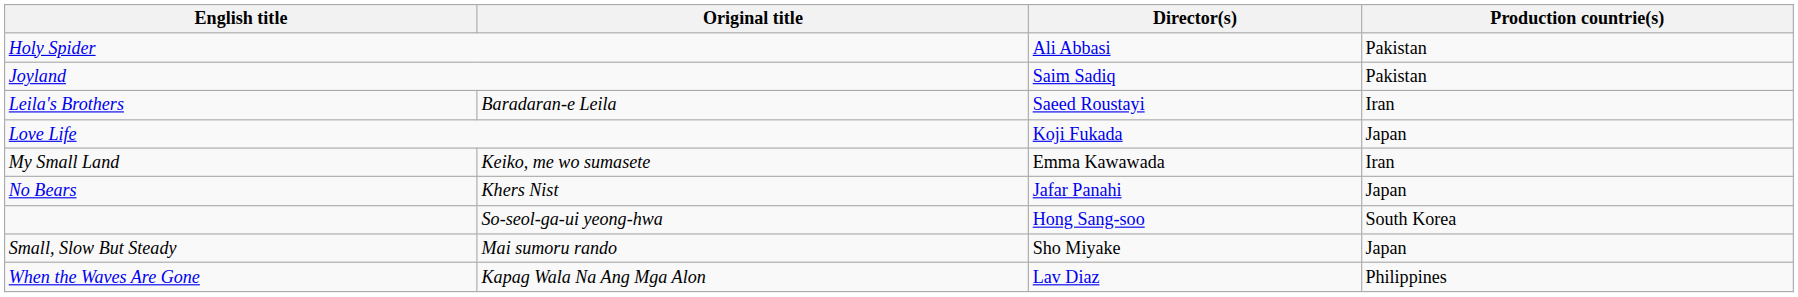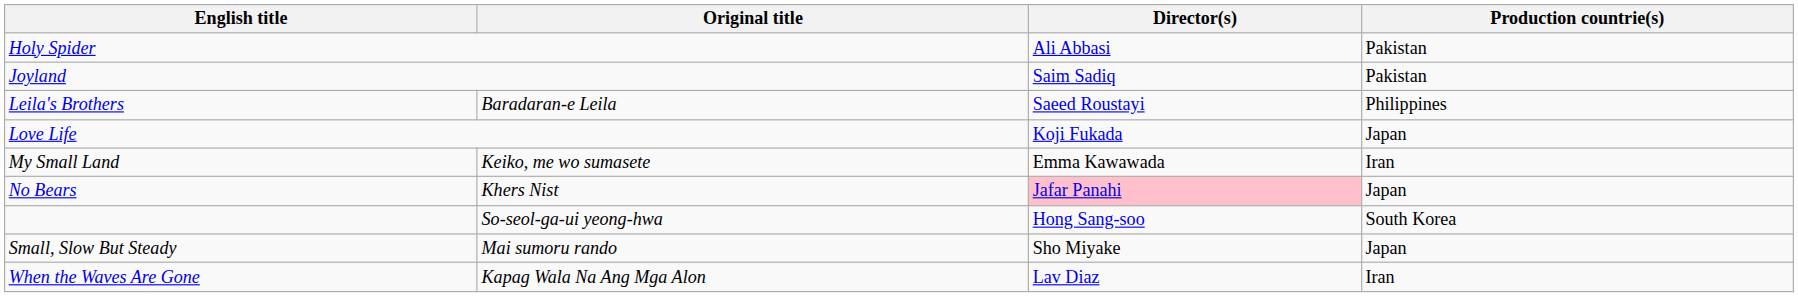(1380, 104) Iran -> (1406, 104) Philippines
(1077, 190) no background -> (1077, 190) pink background
(1406, 276) Philippines -> (1380, 276) Iran
